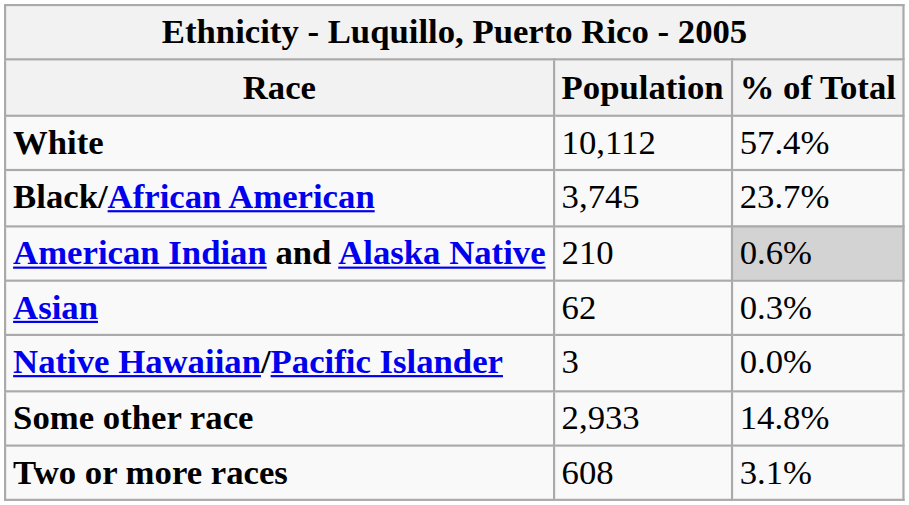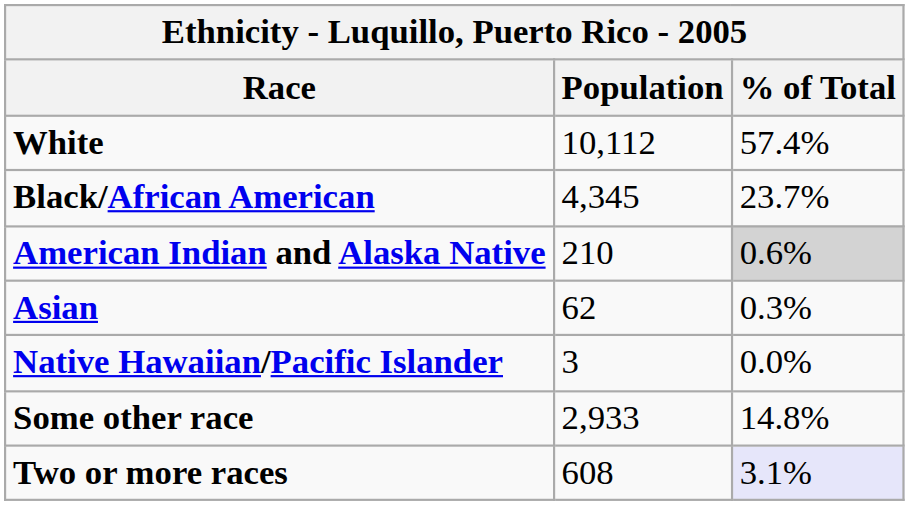(601, 197) 3,745 -> (601, 197) 4,345
(776, 472) no background -> (776, 472) lavender background
